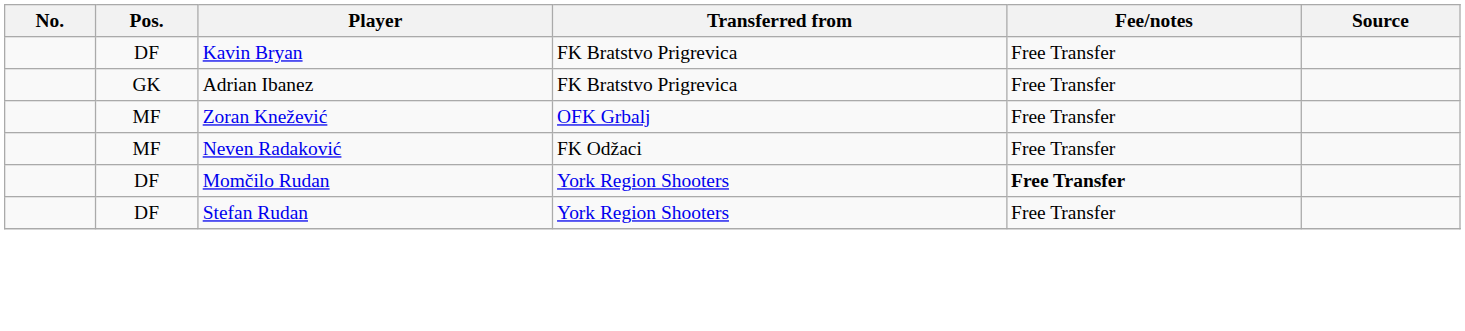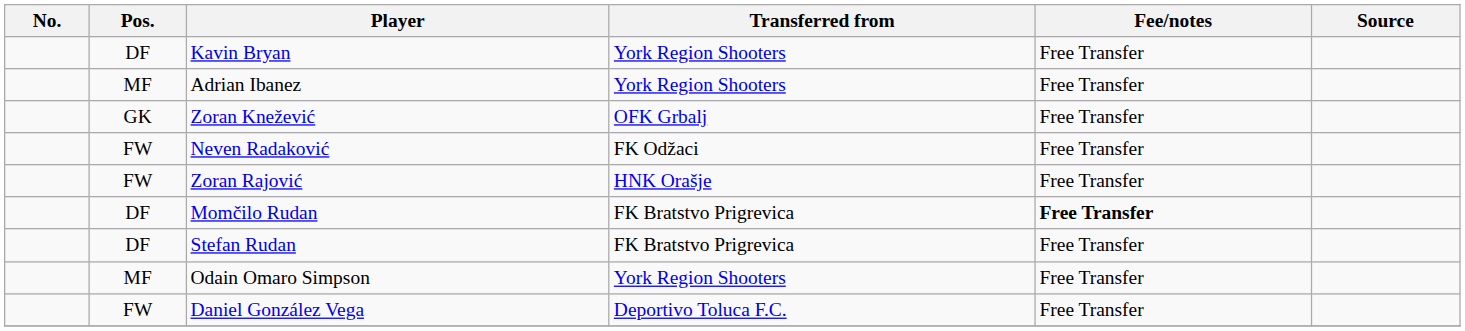(647, 52) FK Bratstvo Prigrevica -> (700, 52) York Region Shooters
(147, 84) GK -> (138, 84) MF
(647, 84) FK Bratstvo Prigrevica -> (700, 84) York Region Shooters
(147, 116) MF -> (138, 116) GK
(147, 149) MF -> (138, 149) FW
+ row: (246, 181)
(643, 181) York Region Shooters -> (704, 213) FK Bratstvo Prigrevica
(643, 213) York Region Shooters -> (704, 245) FK Bratstvo Prigrevica
+ row: (280, 277)
+ row: (277, 309)
